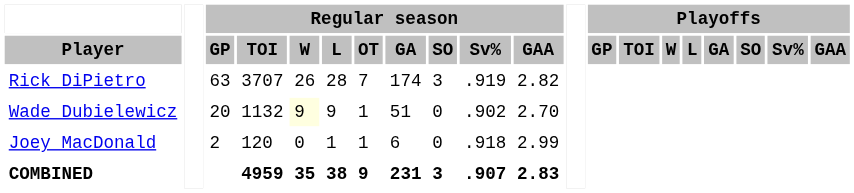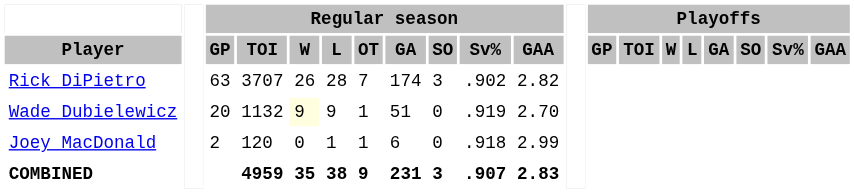(485, 81) .919 -> (485, 81) .902
(485, 112) .902 -> (485, 112) .919
